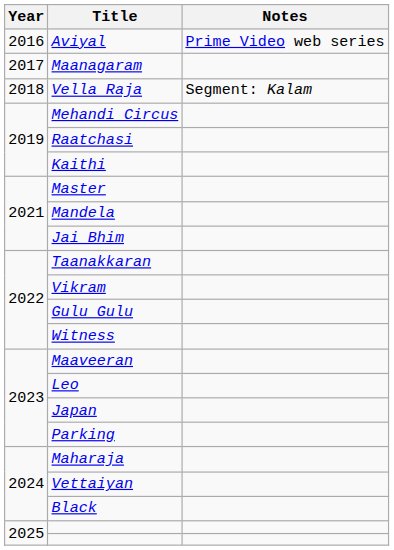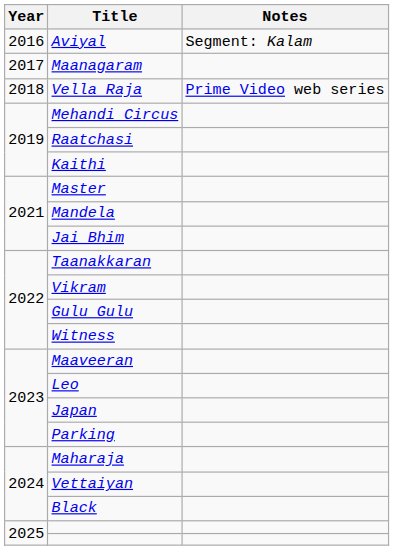(285, 41) Prime Video web series -> (249, 41) Segment: Kalam
(249, 91) Segment: Kalam -> (285, 91) Prime Video web series
